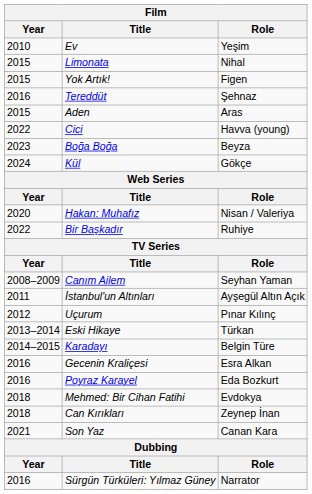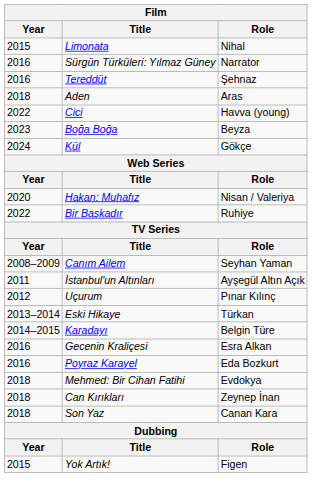- row: (71, 46)
rows swapped: (87, 79) <-> (140, 481)
(19, 113) 2015 -> (19, 96) 2018
(19, 430) 2021 -> (19, 414) 2018
